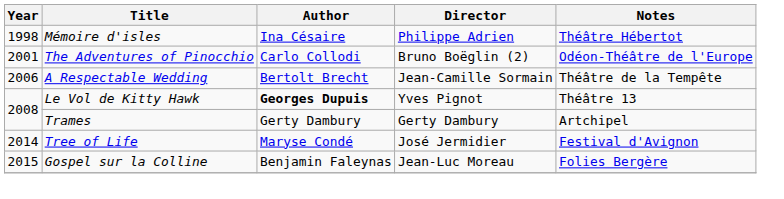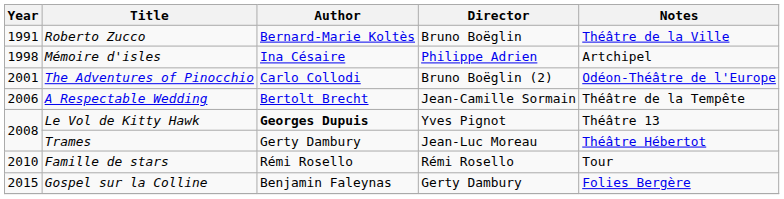+ row: (95, 36)
(621, 36) Théâtre Hébertot -> (617, 57) Artchipel
(448, 120) Gerty Dambury -> (479, 141) Jean-Luc Moreau
(594, 120) Artchipel -> (644, 141) Théâtre Hébertot
+ row: (107, 162)
- row: (91, 141)
(456, 162) Jean-Luc Moreau -> (471, 183) Gerty Dambury
